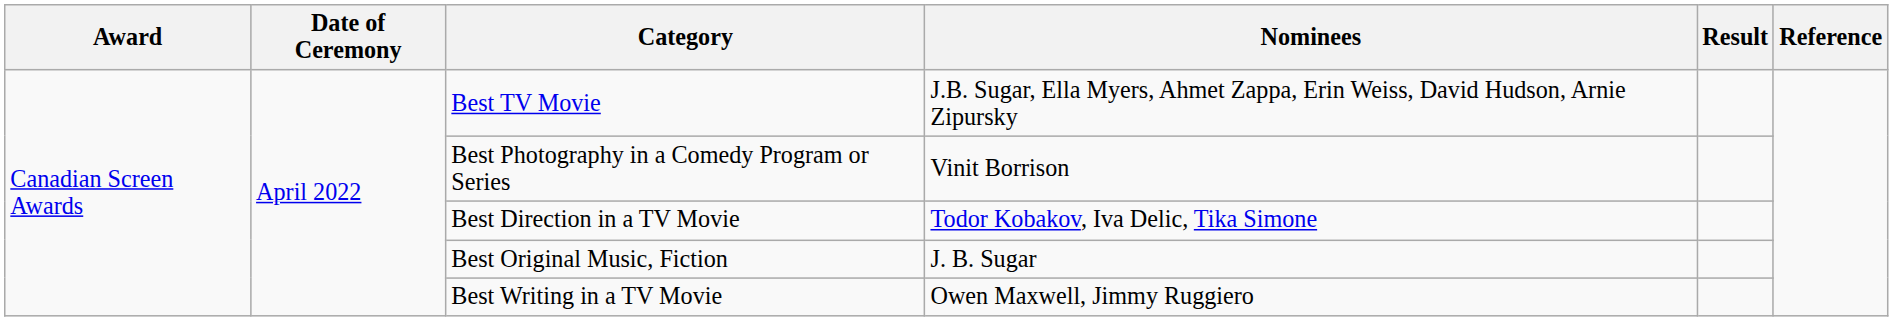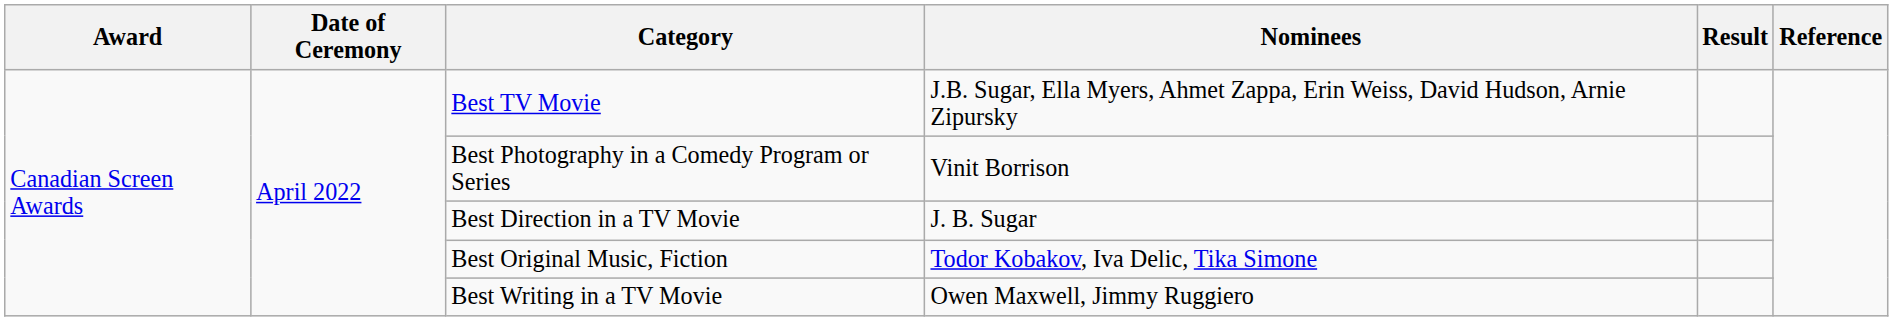(1124, 220) Todor Kobakov, Iva Delic, Tika Simone -> (984, 220) J. B. Sugar
(984, 258) J. B. Sugar -> (1124, 258) Todor Kobakov, Iva Delic, Tika Simone
